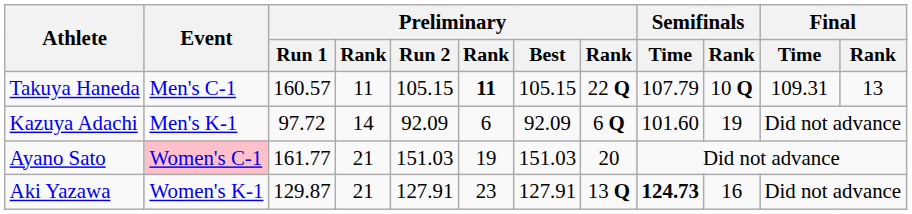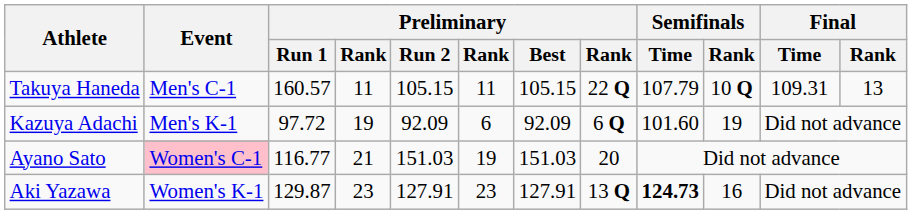(486, 89) bold -> (486, 89) normal
(363, 123) 14 -> (363, 123) 19
(302, 158) 161.77 -> (302, 158) 116.77
(363, 192) 21 -> (363, 192) 23
